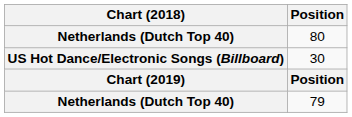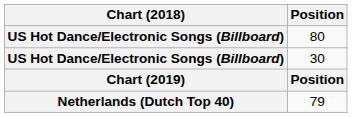(146, 36) Netherlands (Dutch Top 40) -> (146, 36) US Hot Dance/Electronic Songs (Billboard)
